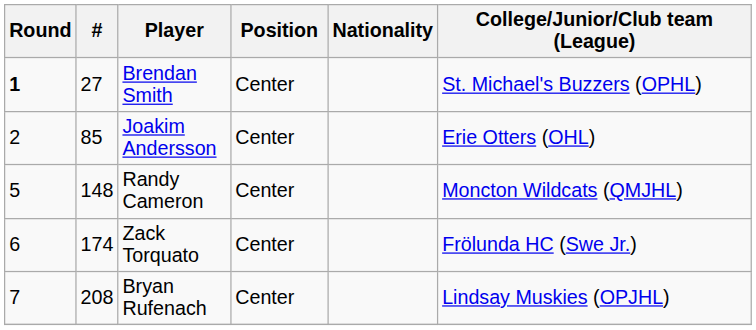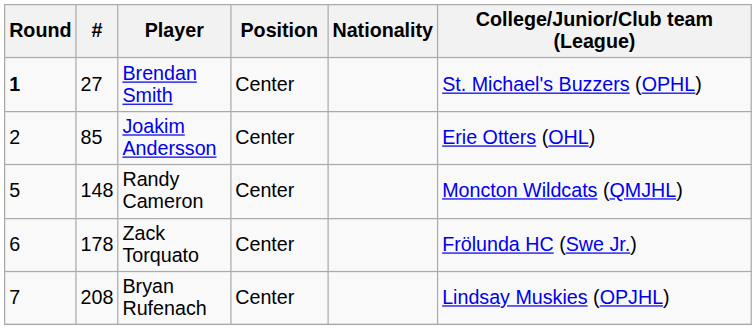(97, 244) 174 -> (97, 244) 178
